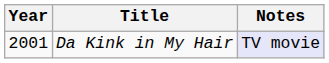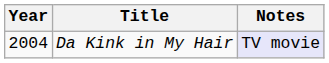(28, 45) 2001 -> (28, 45) 2004
